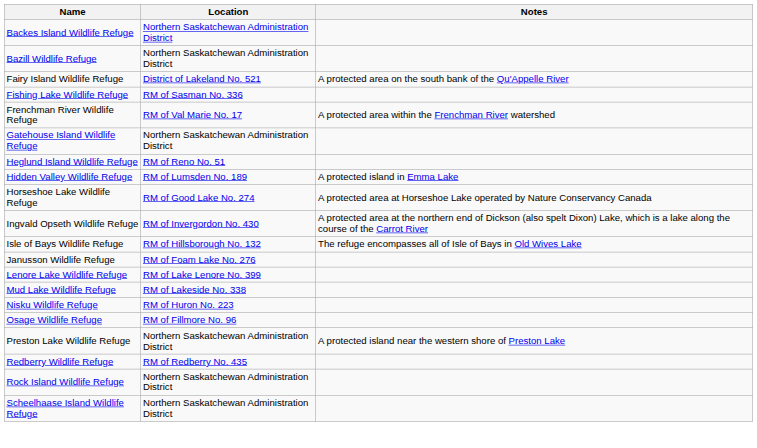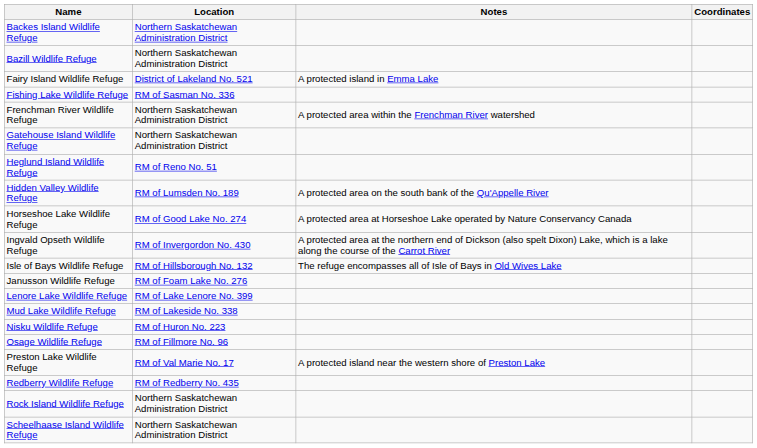+ column: (722, 12)
(443, 79) A protected area on the south bank of the Qu'Appelle River -> (368, 79) A protected island in Emma Lake
(193, 115) RM of Val Marie No. 17 -> (186, 115) Northern Saskatchewan Administration District
(388, 177) A protected island in Emma Lake -> (423, 193) A protected area on the south bank of the Qu'Appelle River
(226, 341) Northern Saskatchewan Administration District -> (184, 362) RM of Val Marie No. 17
